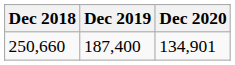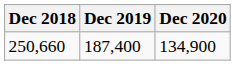(188, 45) 134,901 -> (188, 45) 134,900
